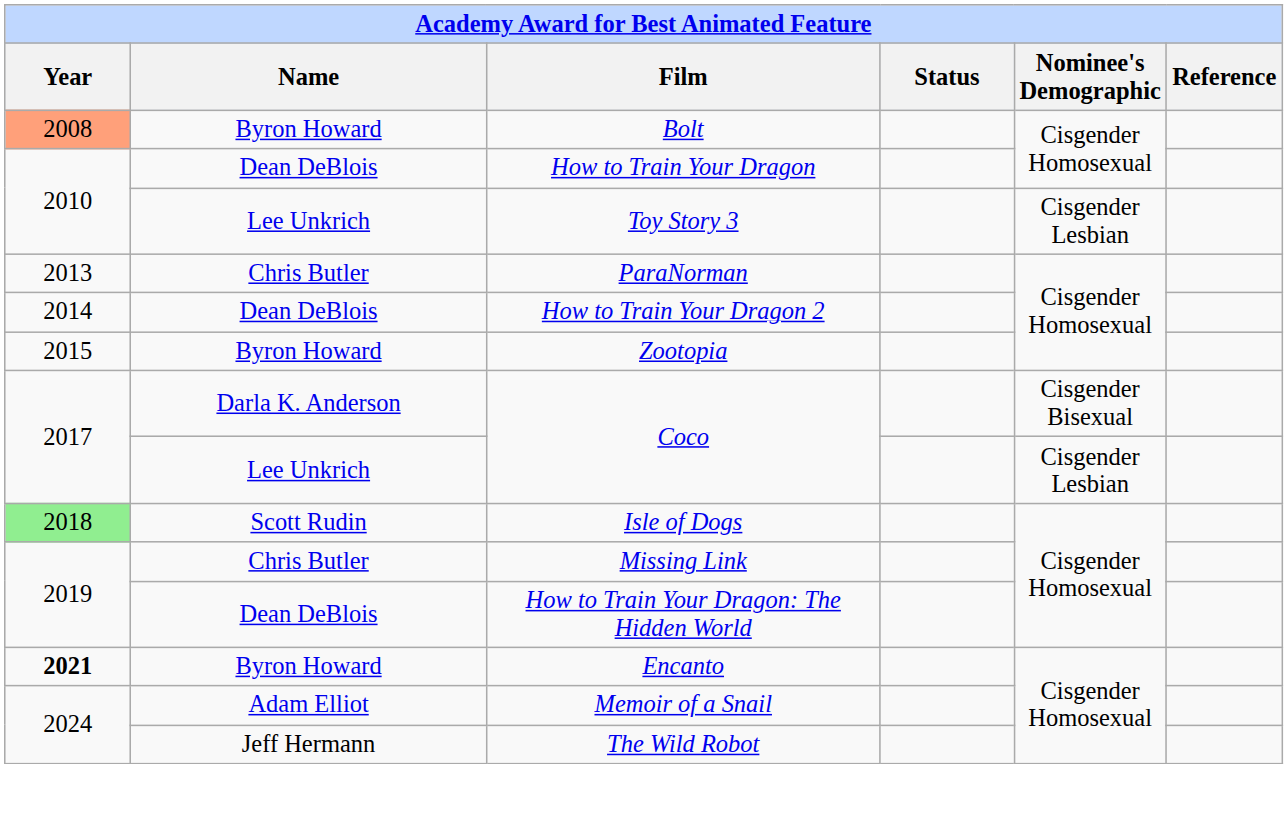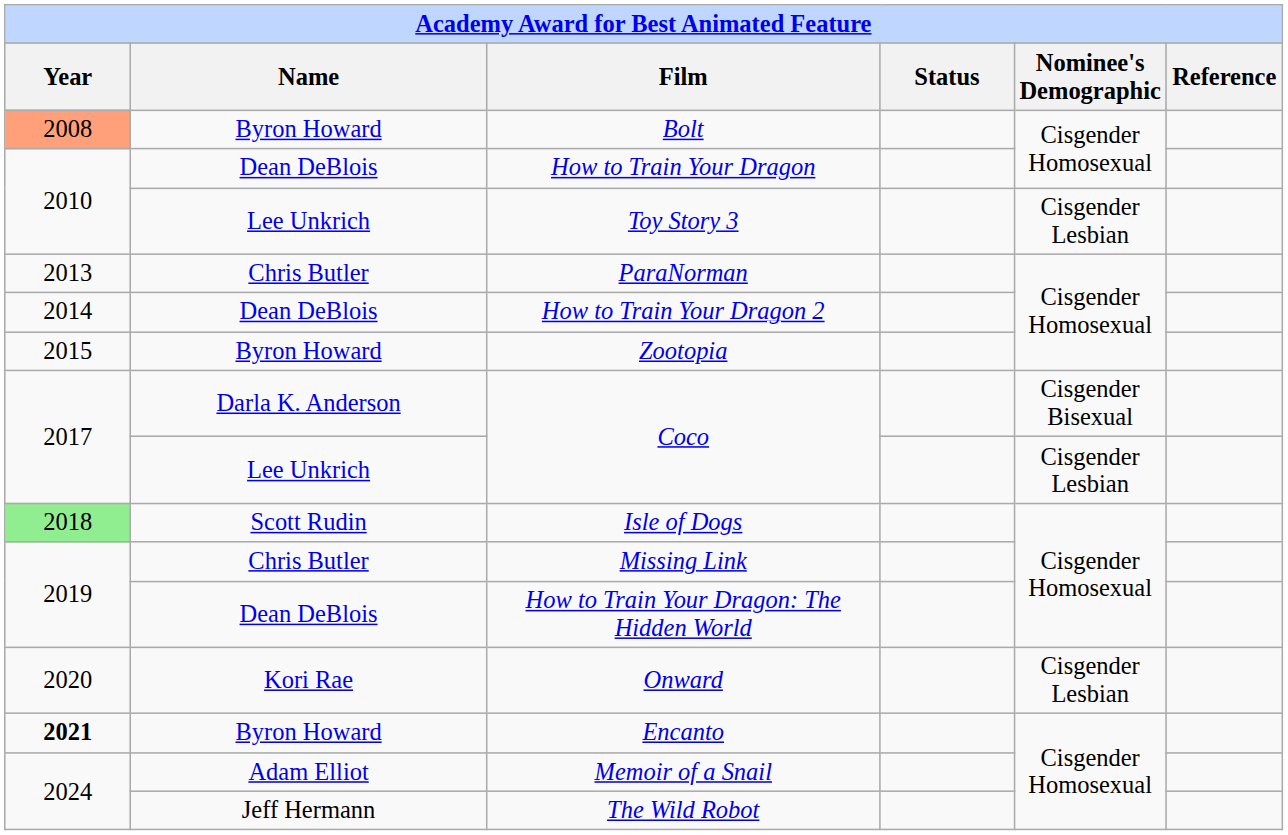+ row: (309, 680)
